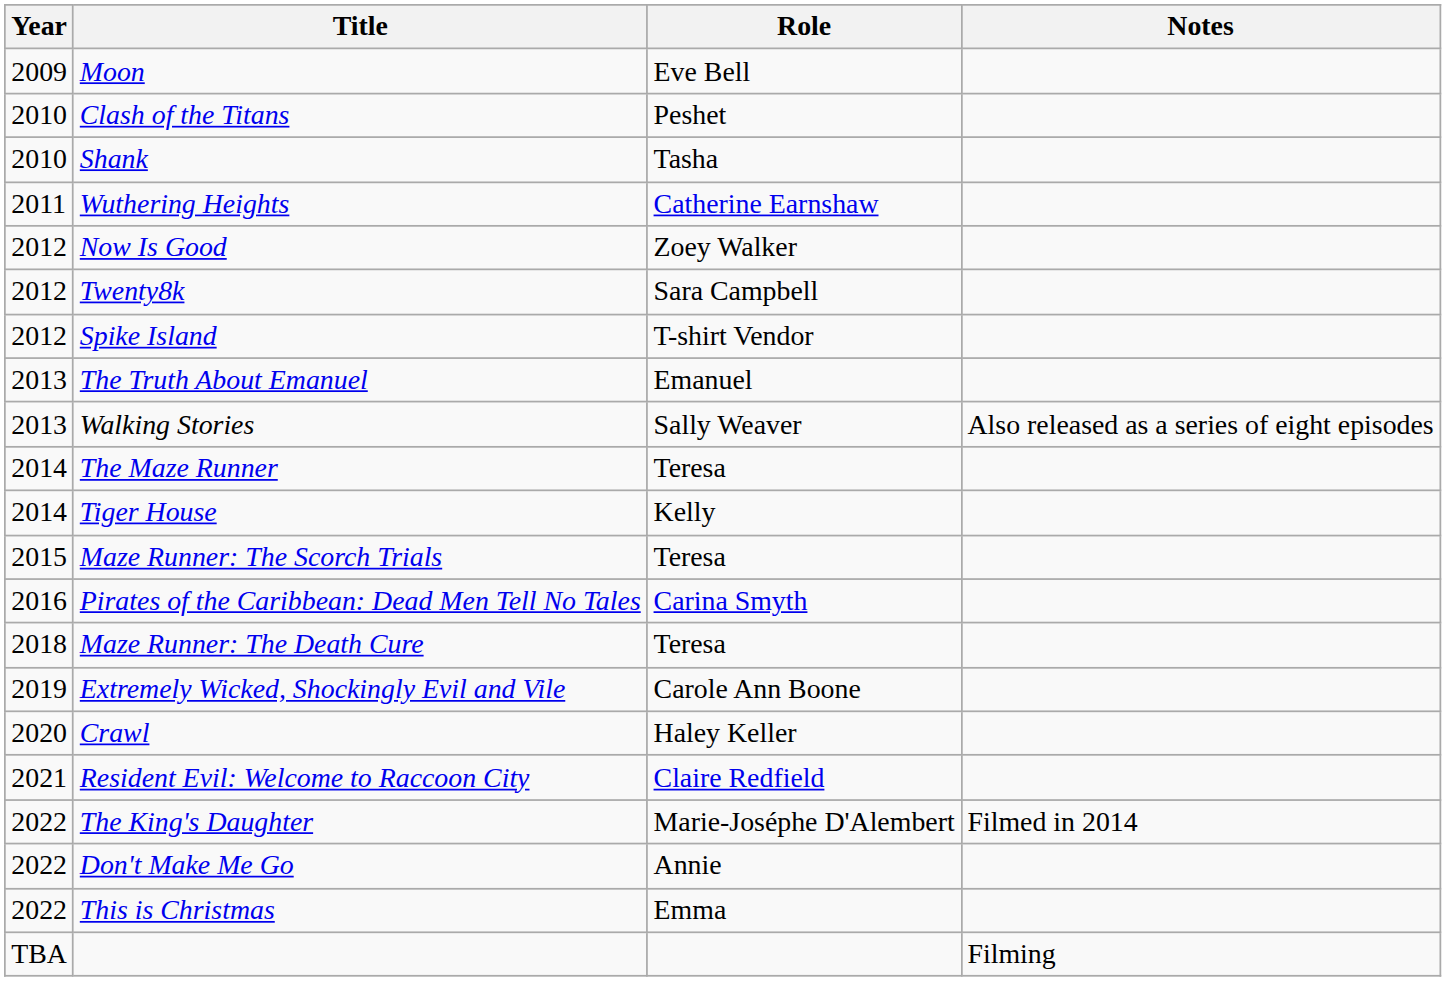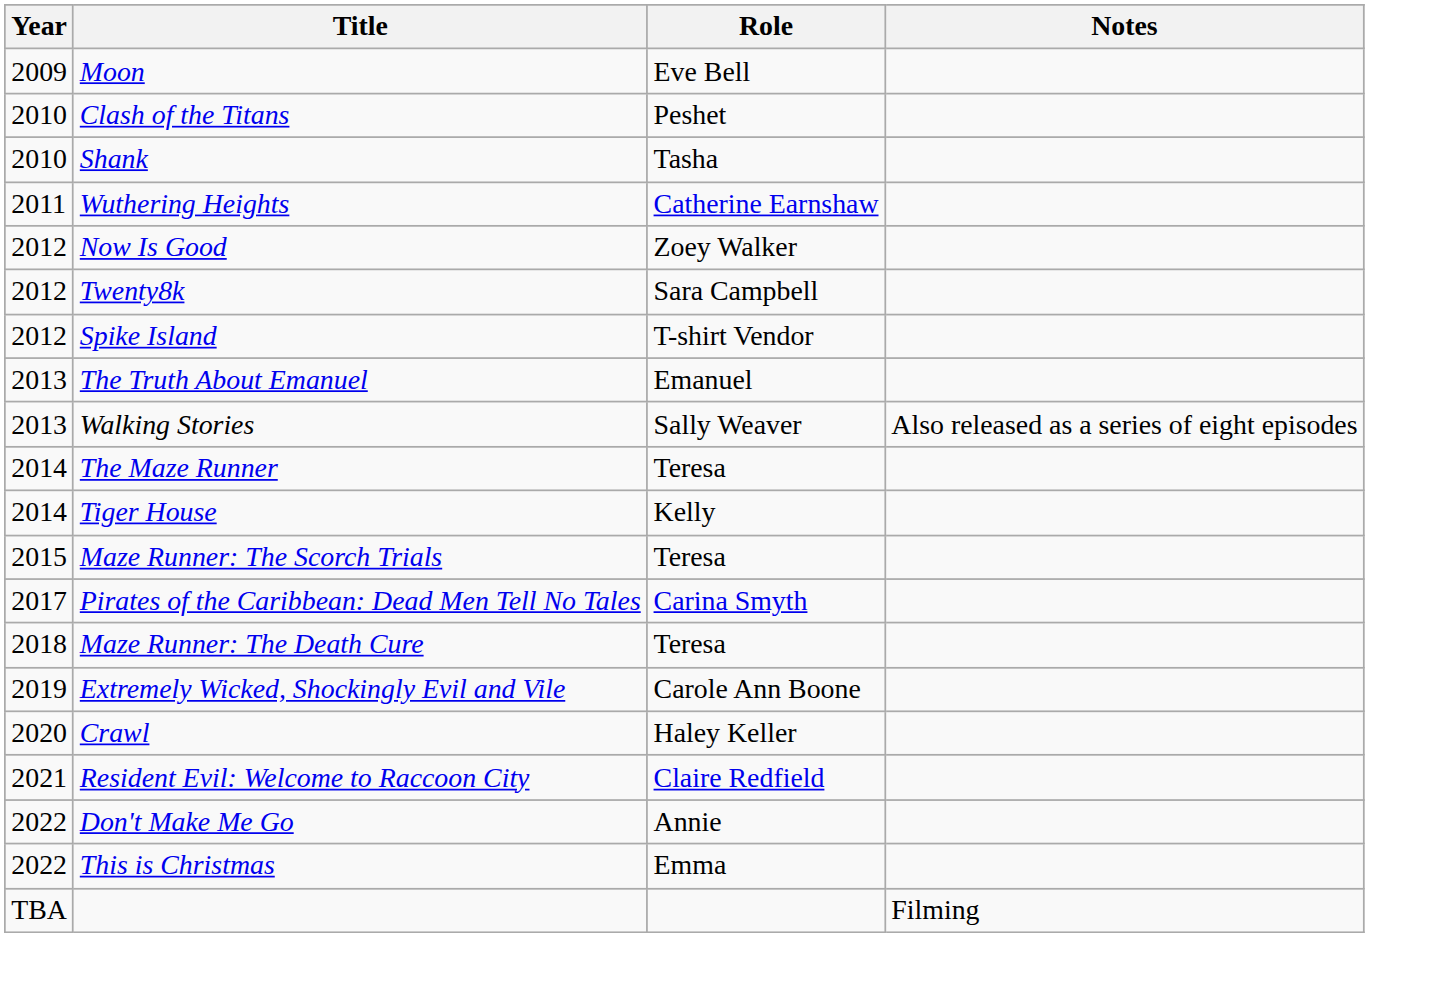(39, 600) 2016 -> (39, 600) 2017
- row: (196, 821)
